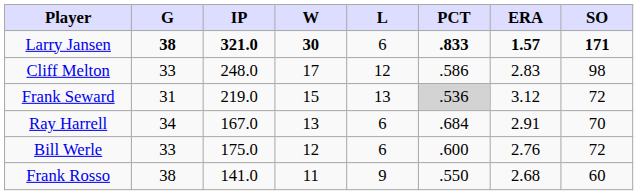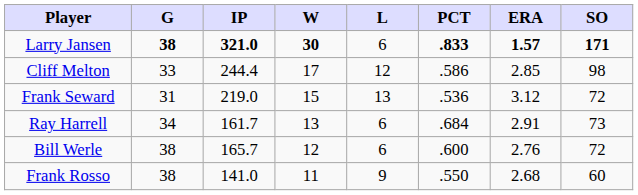(239, 70) 248.0 -> (239, 70) 244.4
(525, 70) 2.83 -> (525, 70) 2.85
(454, 96) lightgrey background -> (454, 96) no background
(239, 123) 167.0 -> (239, 123) 161.7
(597, 123) 70 -> (597, 123) 73
(168, 149) 33 -> (168, 149) 38
(239, 149) 175.0 -> (239, 149) 165.7
